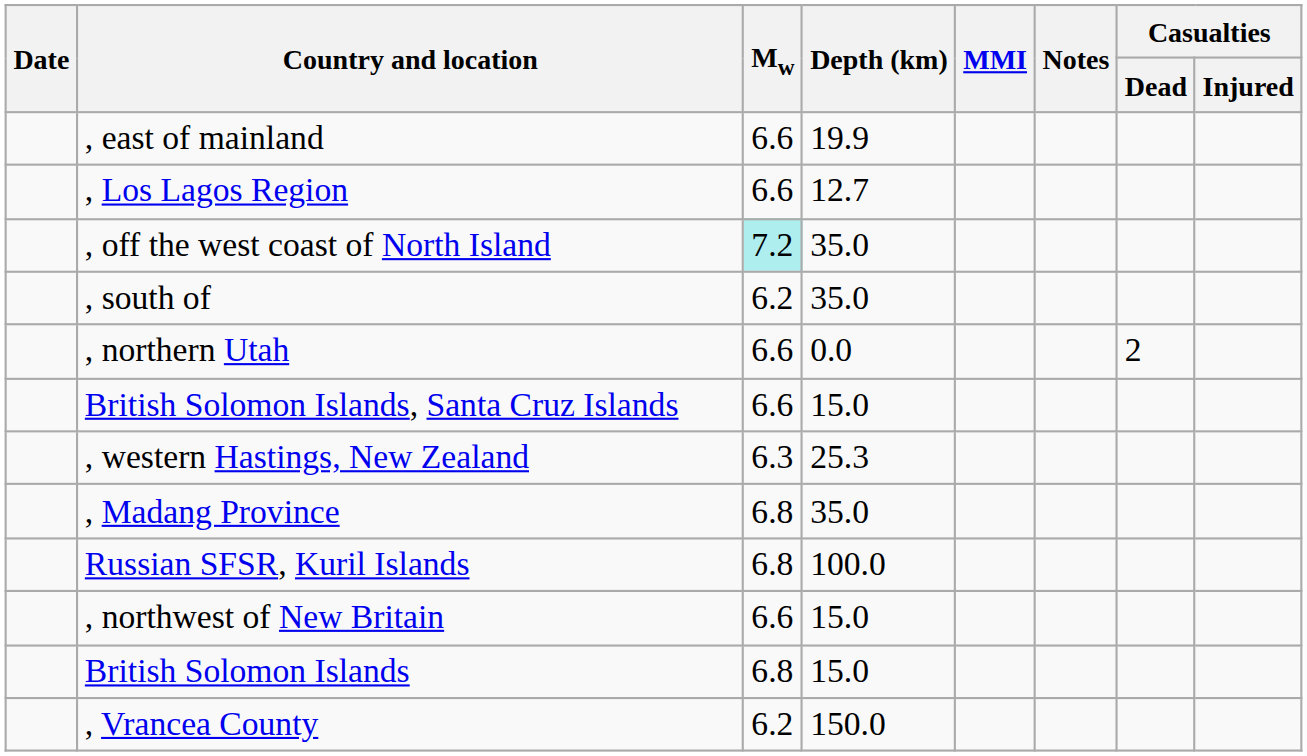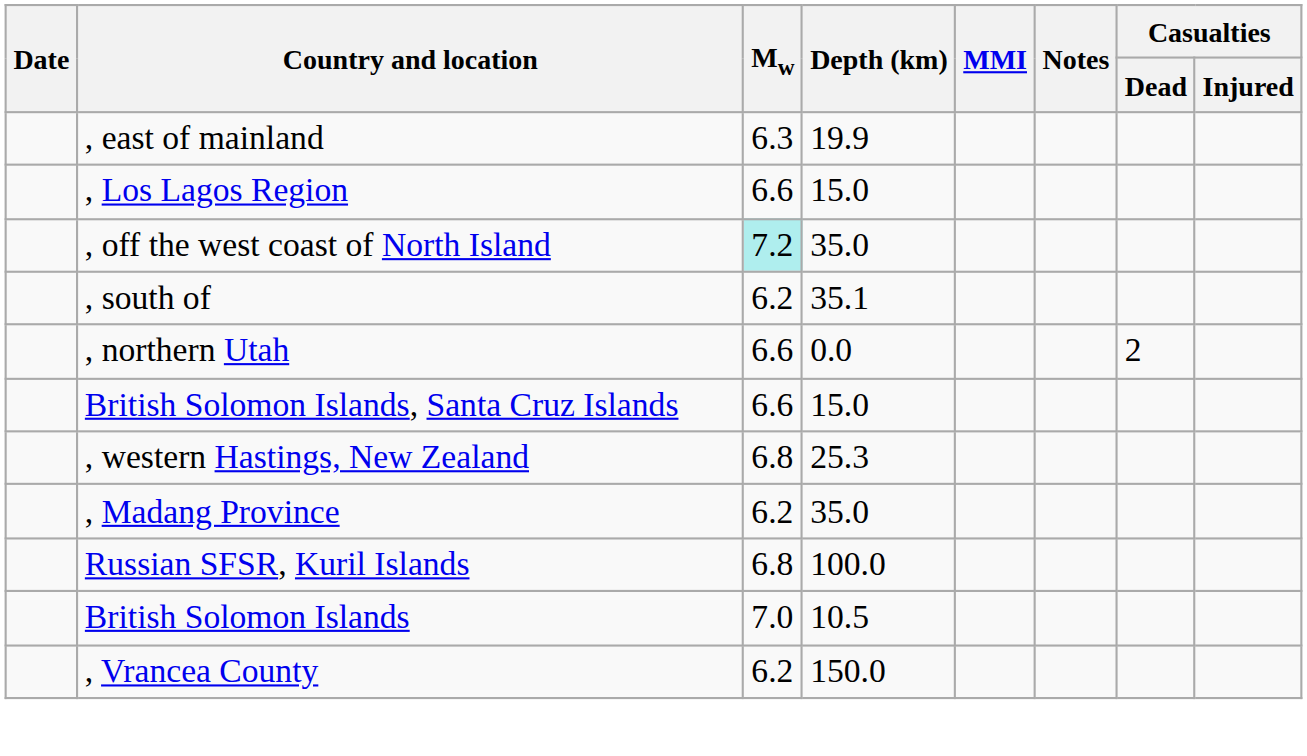(772, 137) 6.6 -> (772, 137) 6.3
(840, 191) 12.7 -> (840, 191) 15.0
(840, 297) 35.0 -> (840, 297) 35.1
(772, 457) 6.3 -> (772, 457) 6.8
(772, 510) 6.8 -> (772, 510) 6.2
- row: (265, 617)
(772, 670) 6.8 -> (772, 617) 7.0
(840, 670) 15.0 -> (840, 617) 10.5
